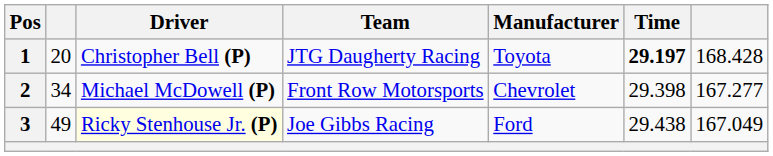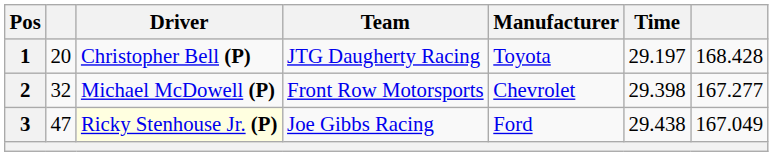(657, 56) bold -> (657, 56) normal
(61, 90) 34 -> (61, 90) 32
(61, 124) 49 -> (61, 124) 47
